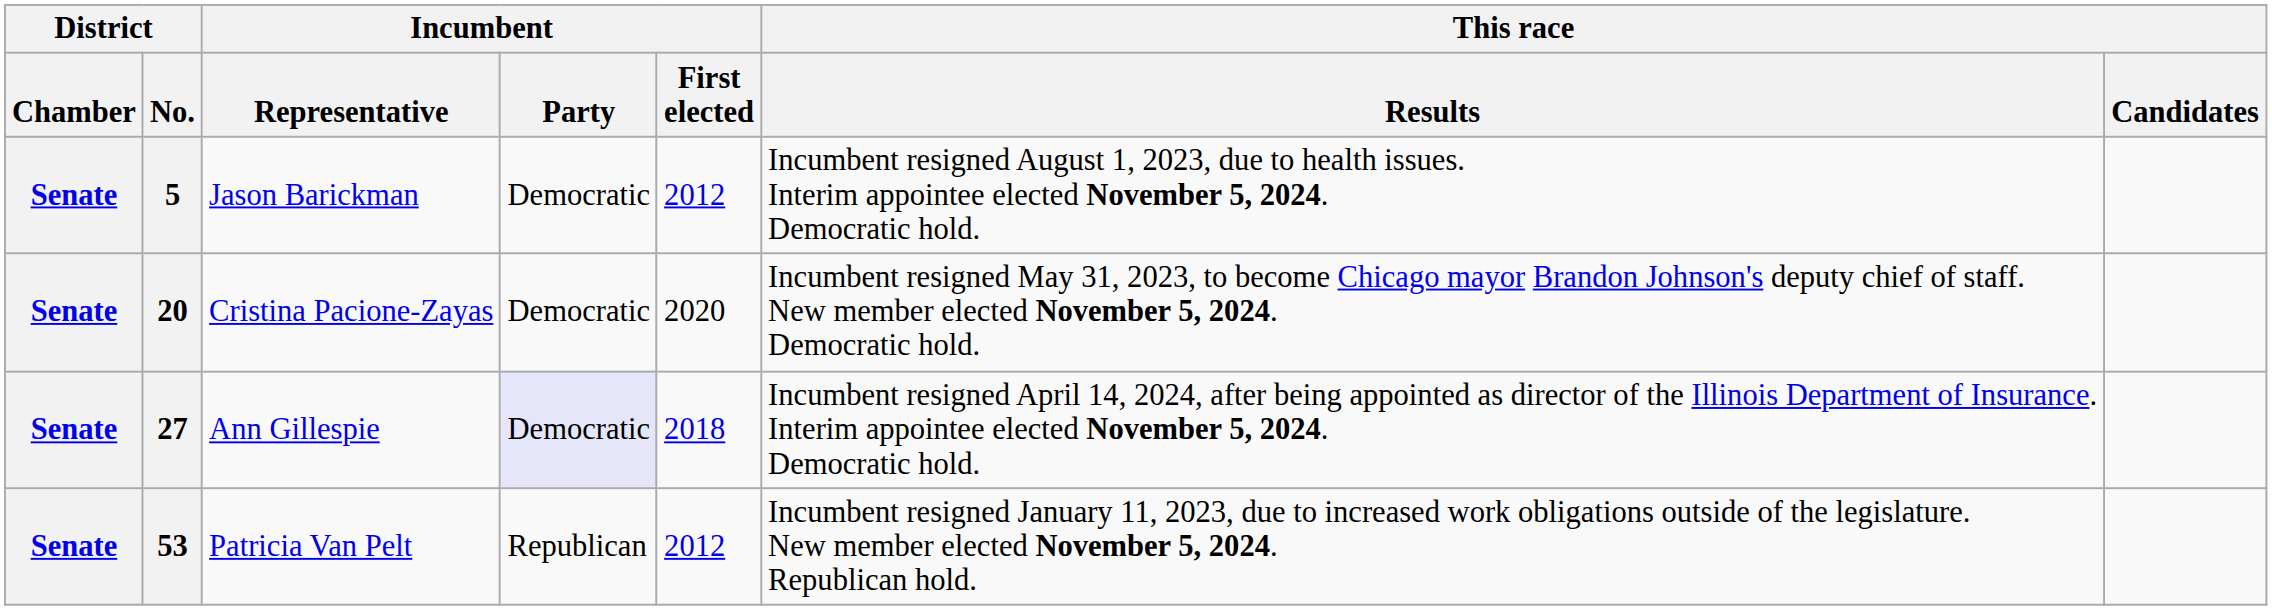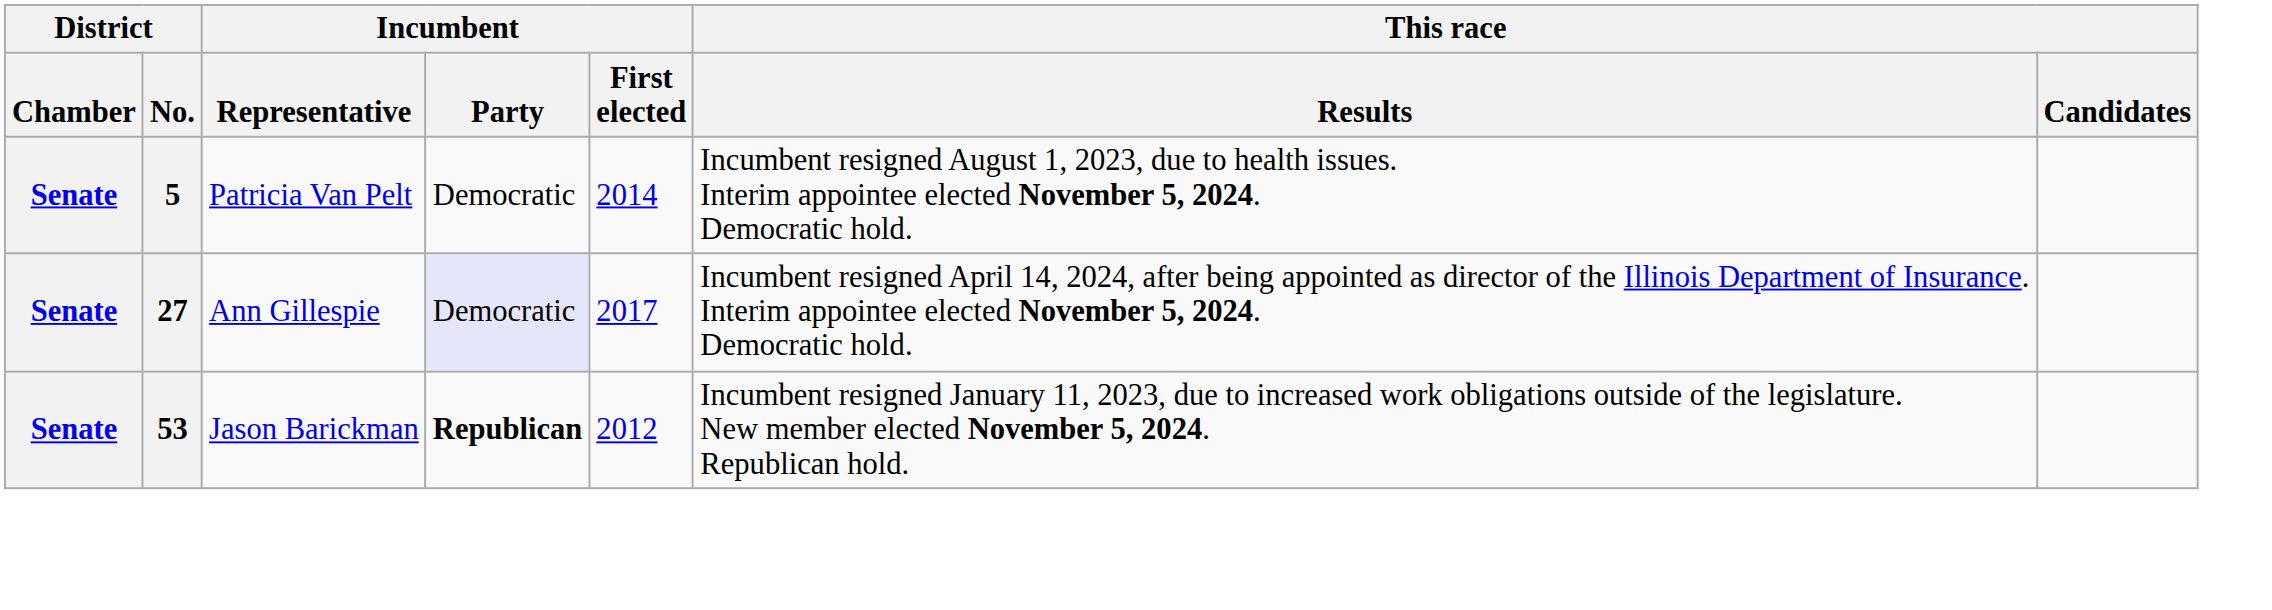(314, 194) Jason Barickman -> (311, 194) Patricia Van Pelt
(695, 194) 2012 -> (627, 194) 2014
- row: (173, 311)
(695, 428) 2018 -> (627, 311) 2017
(311, 546) Patricia Van Pelt -> (314, 428) Jason Barickman
(577, 546) normal -> (508, 428) bold
